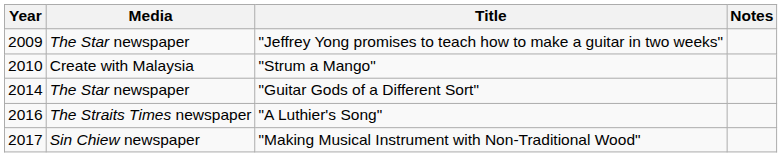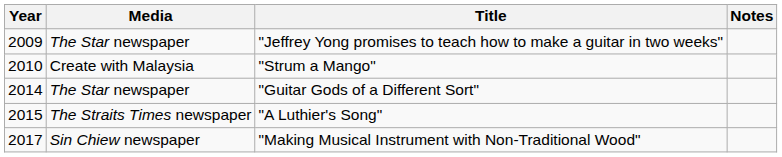(25, 115) 2016 -> (25, 115) 2015
